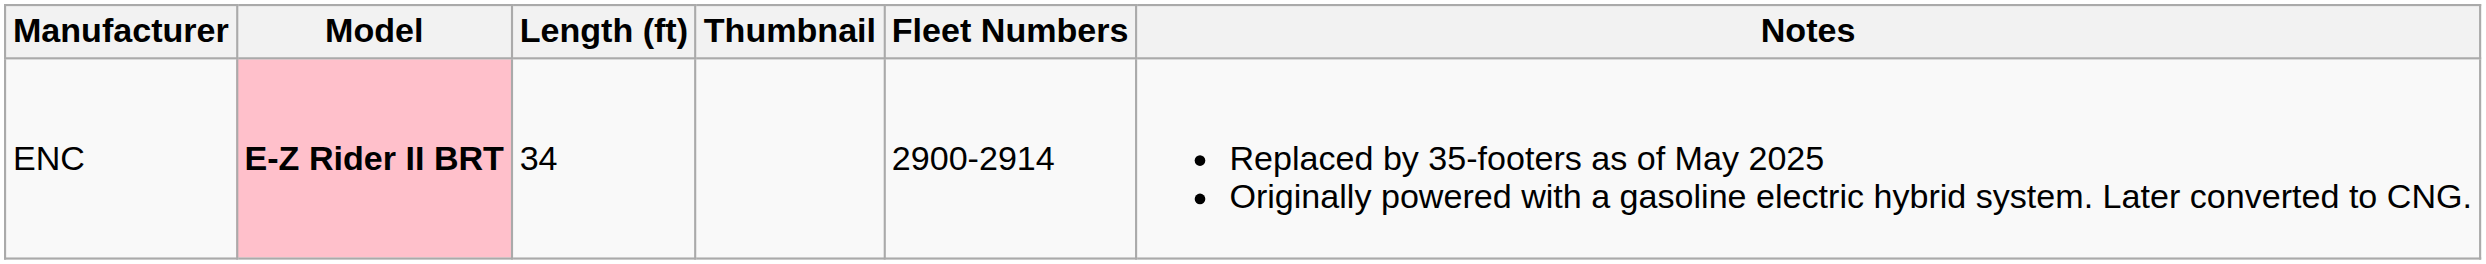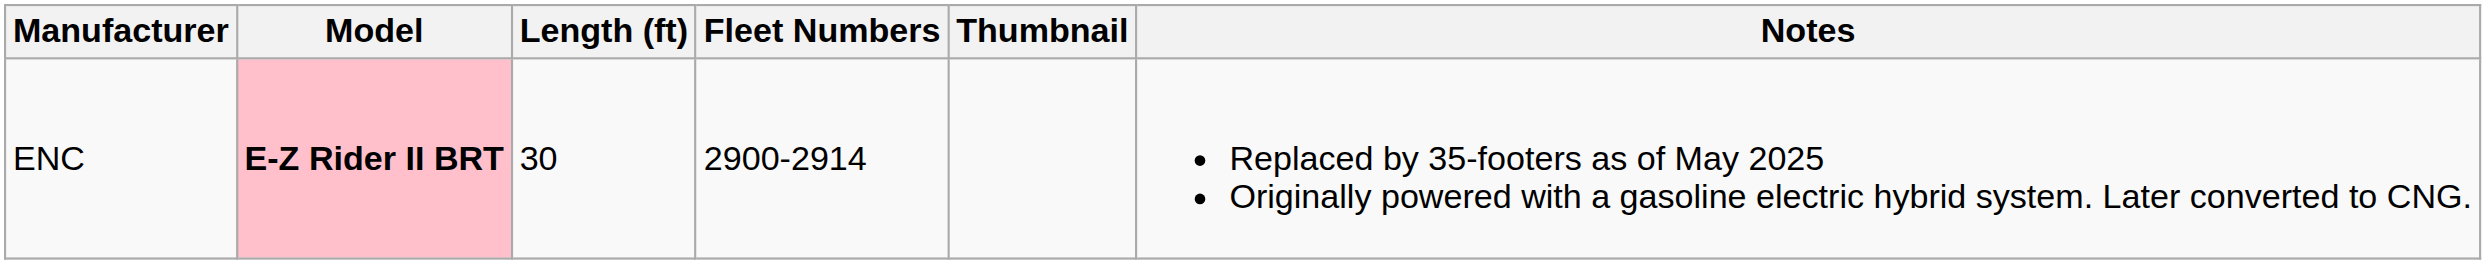columns swapped: (1010, 31) <-> (790, 31)
(539, 157) 34 -> (539, 157) 30
